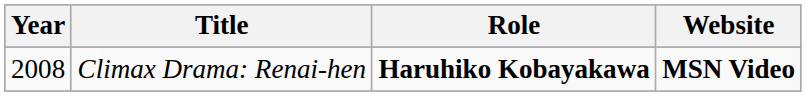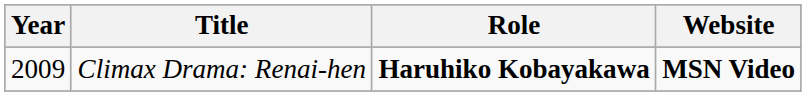(38, 68) 2008 -> (38, 68) 2009
